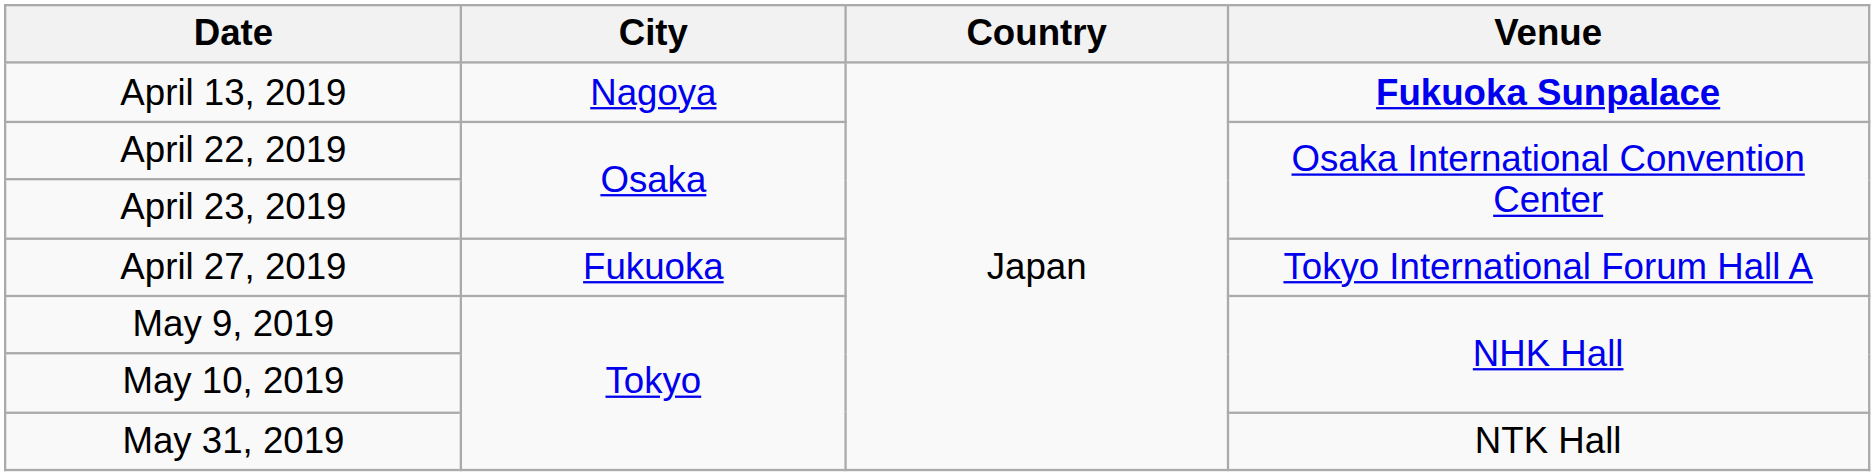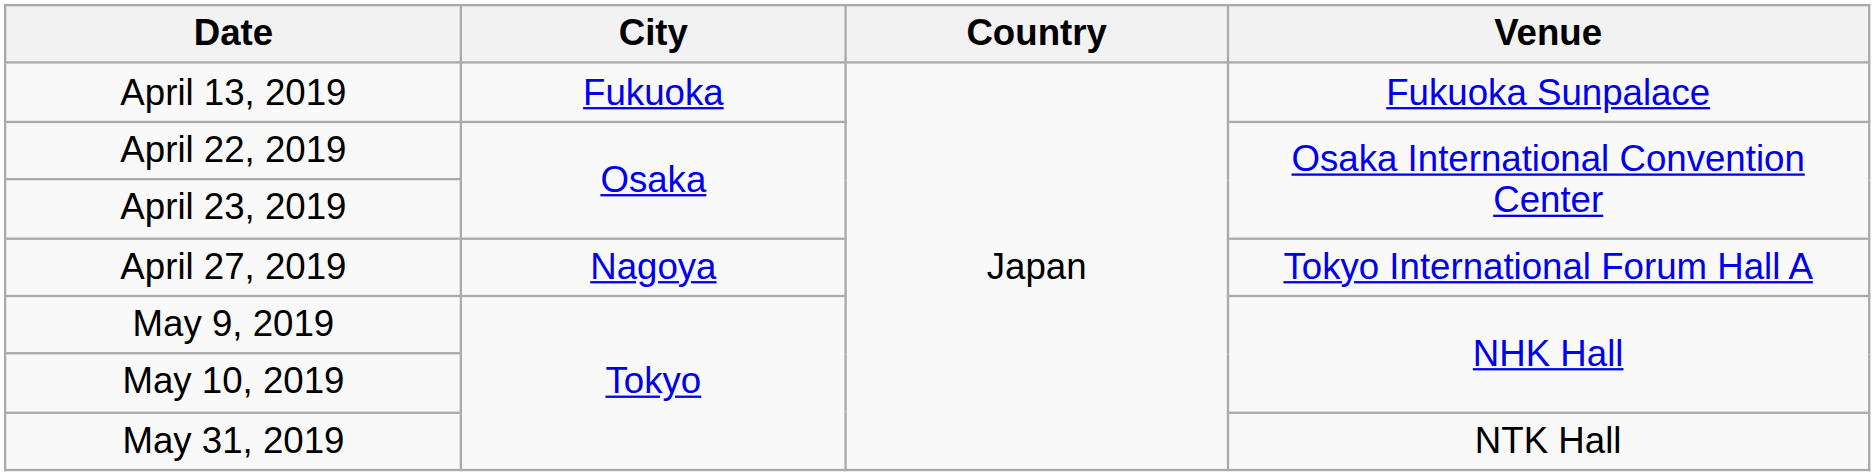(653, 91) Nagoya -> (653, 91) Fukuoka
(1548, 91) bold -> (1548, 91) normal
(653, 265) Fukuoka -> (653, 265) Nagoya
